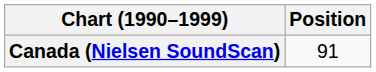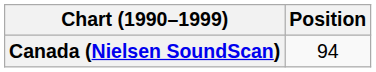(328, 50) 91 -> (328, 50) 94
